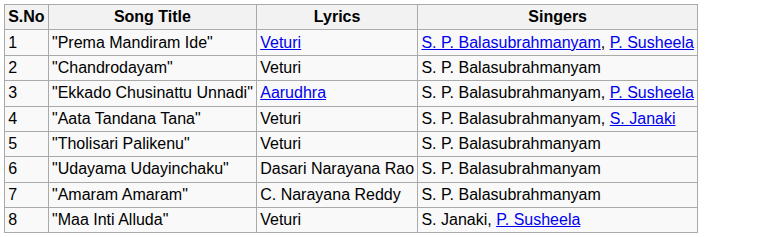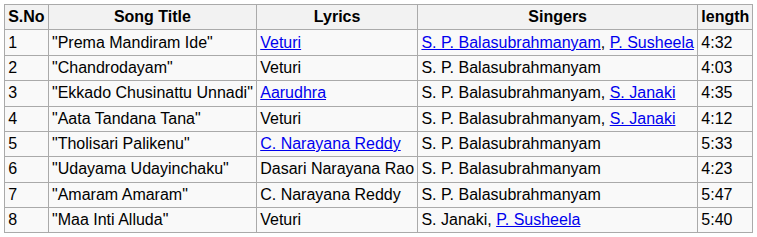+ column: (725, 17)
(558, 93) S. P. Balasubrahmanyam, P. Susheela -> (548, 93) S. P. Balasubrahmanyam, S. Janaki
(281, 144) Veturi -> (330, 144) C. Narayana Reddy
